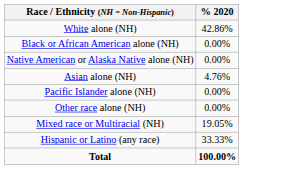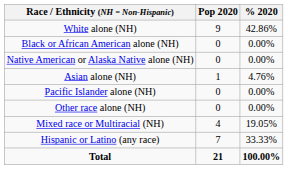+ column: (218, 12)
